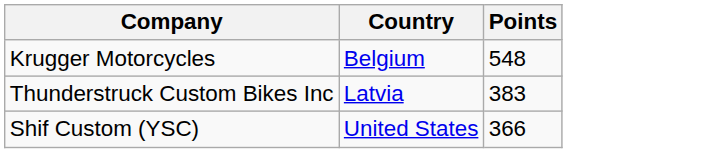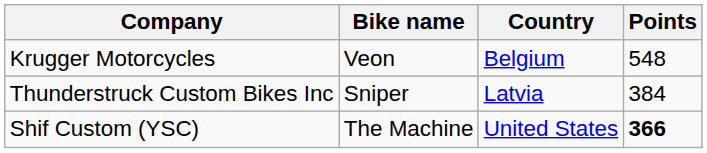+ column: (409, 22)
(507, 93) 383 -> (647, 93) 384
(507, 128) normal -> (647, 128) bold
